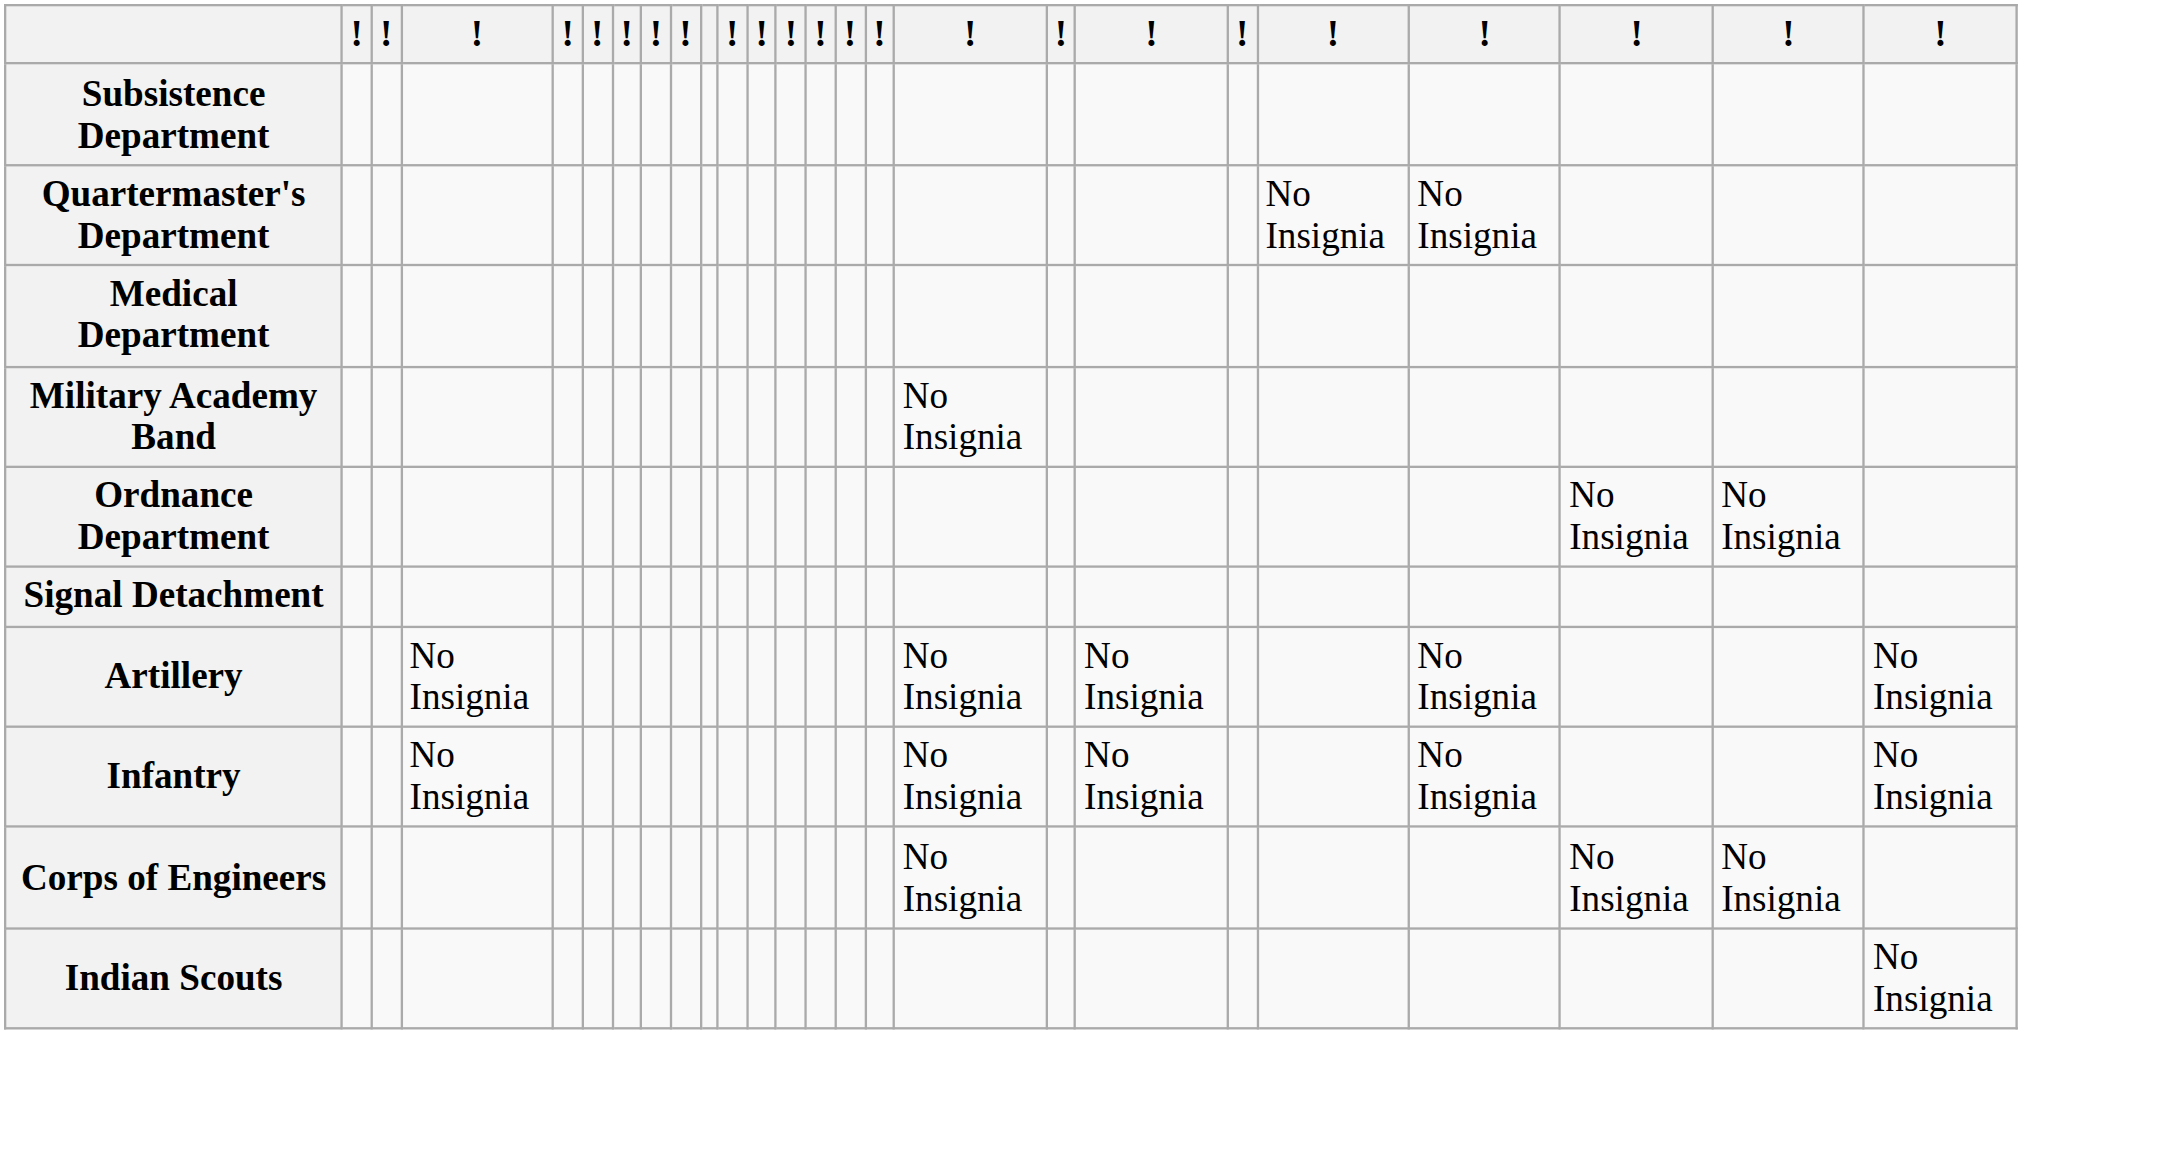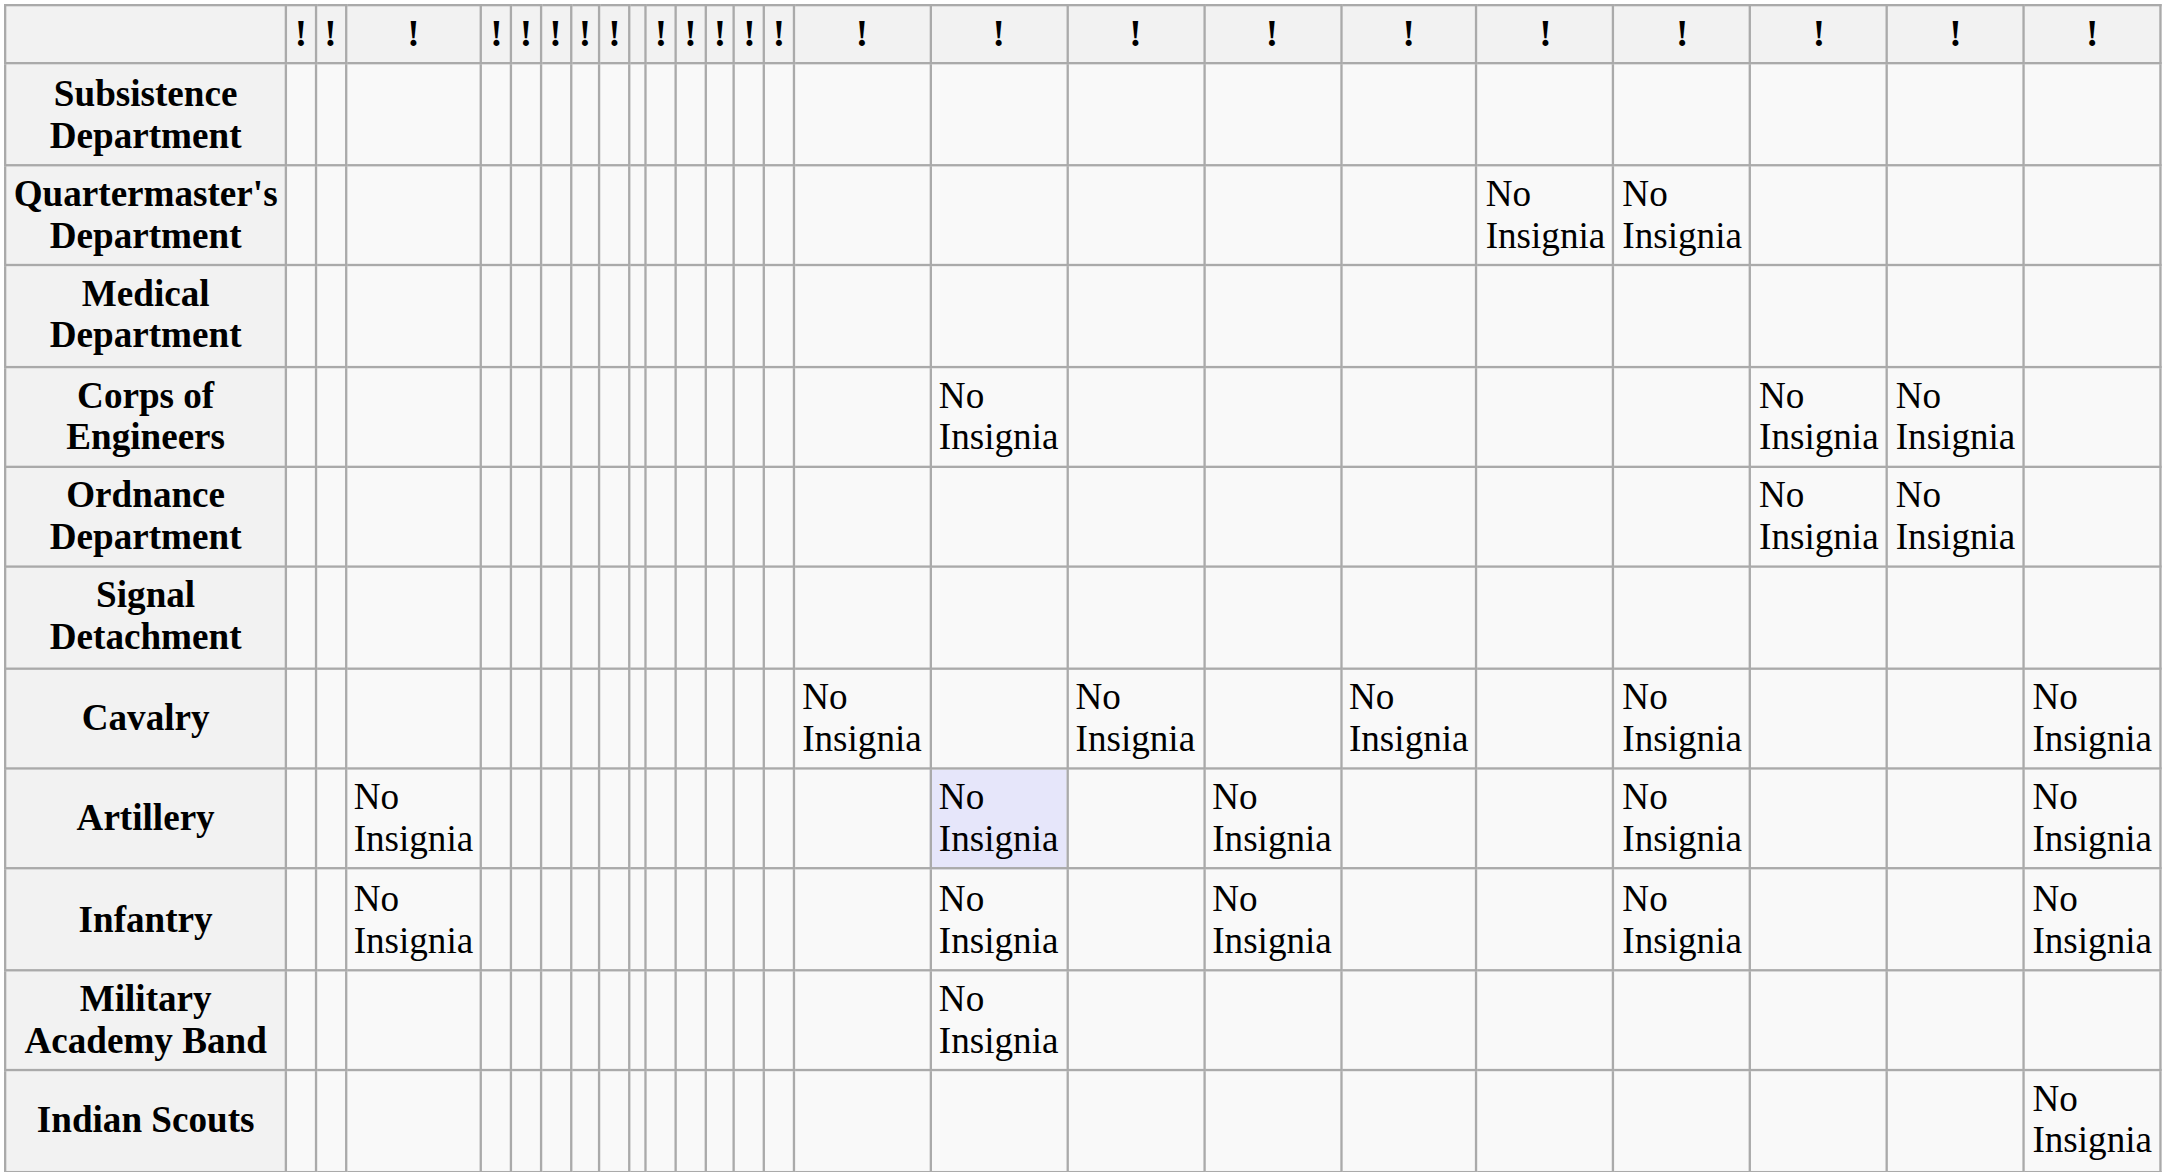rows swapped: (174, 876) <-> (174, 415)
+ row: (146, 717)
(963, 675) no background -> (999, 818) lavender background
